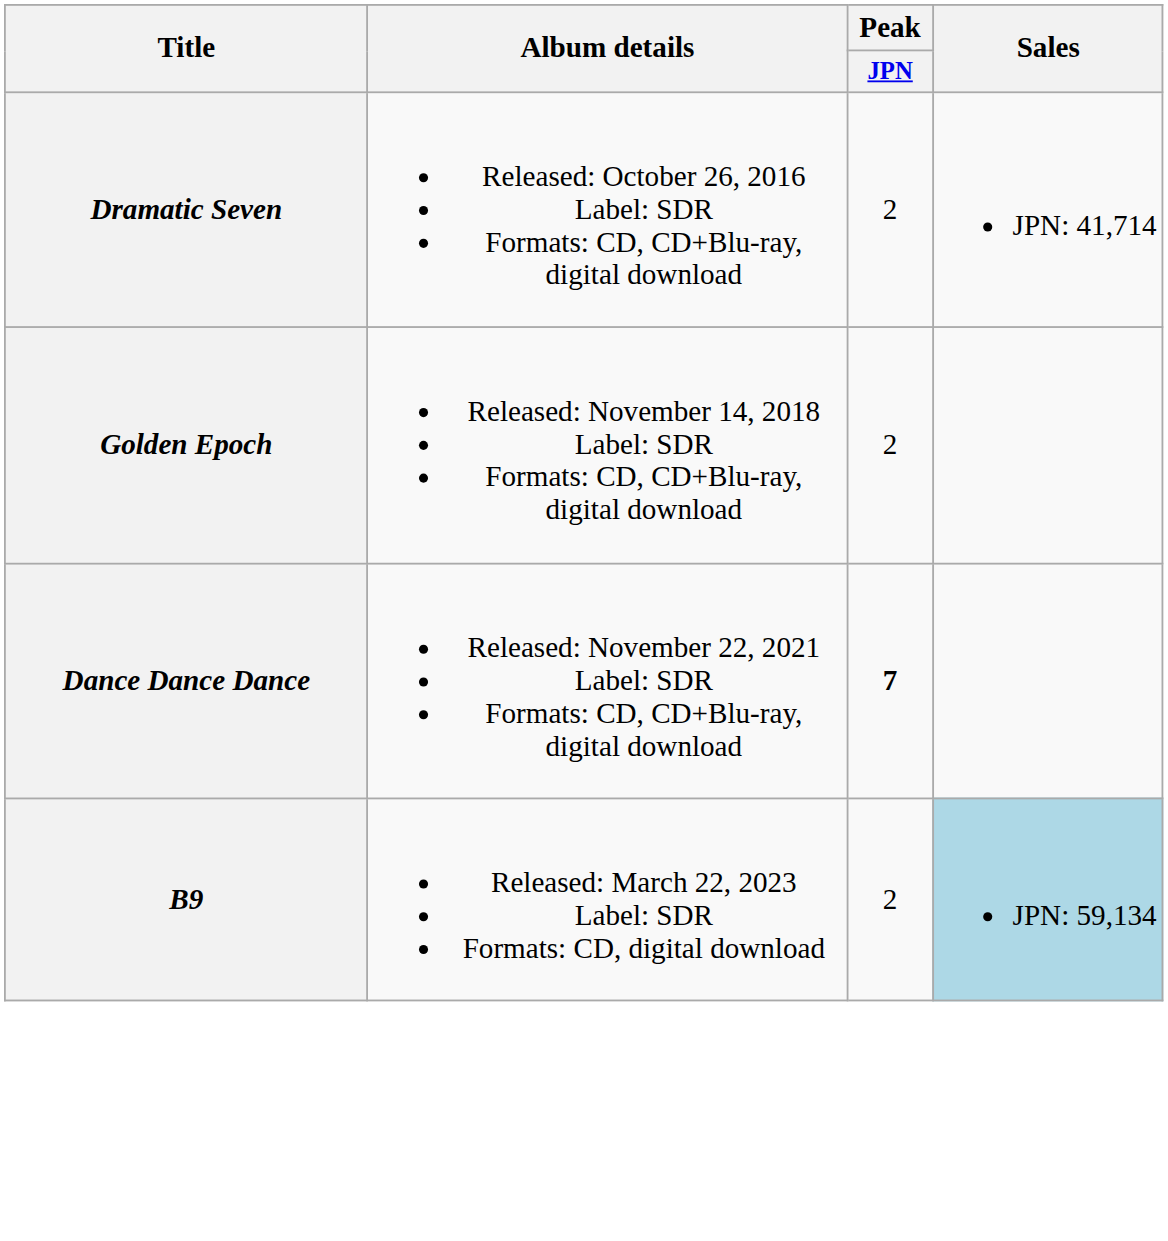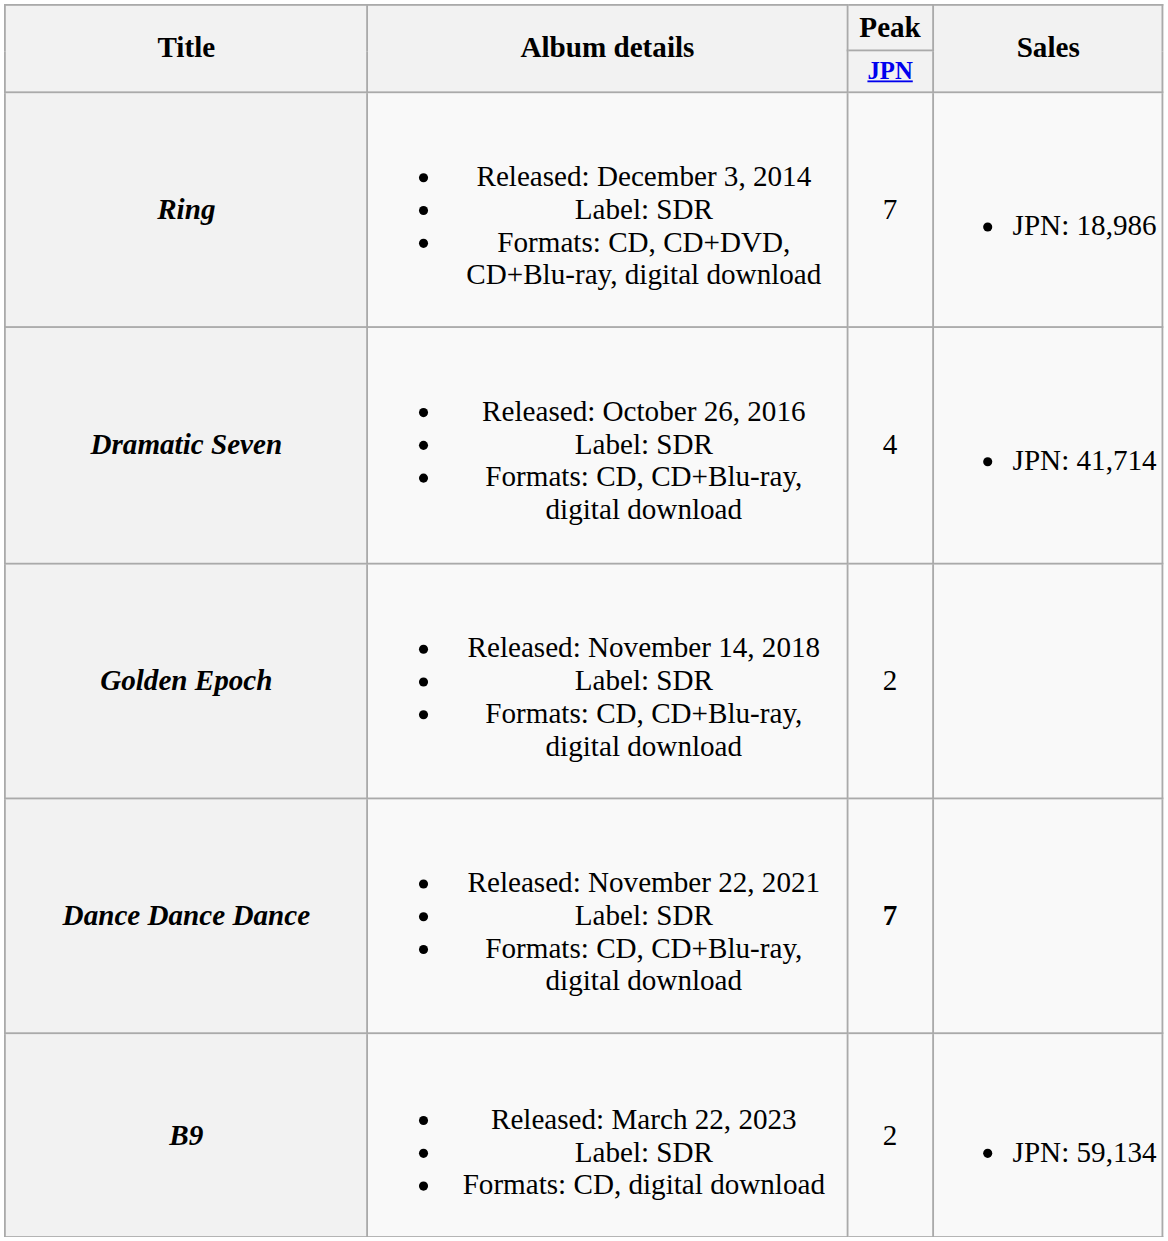+ row: (186, 209)
(890, 209) 2 -> (890, 444) 4
(1048, 916) lightblue background -> (1048, 1152) no background
